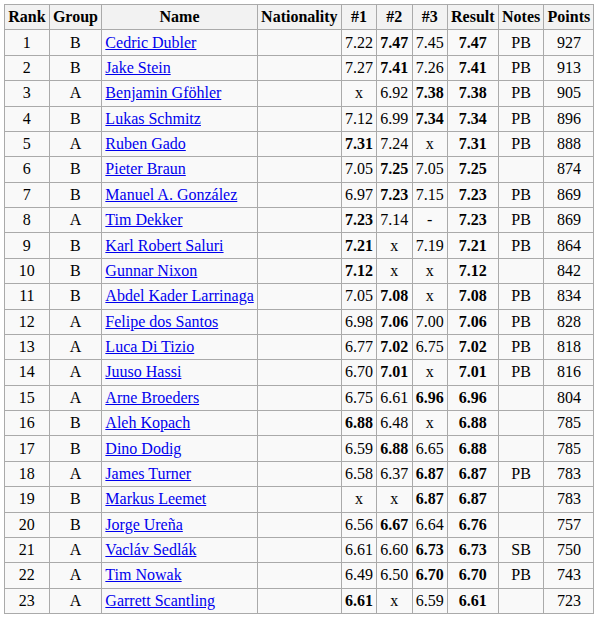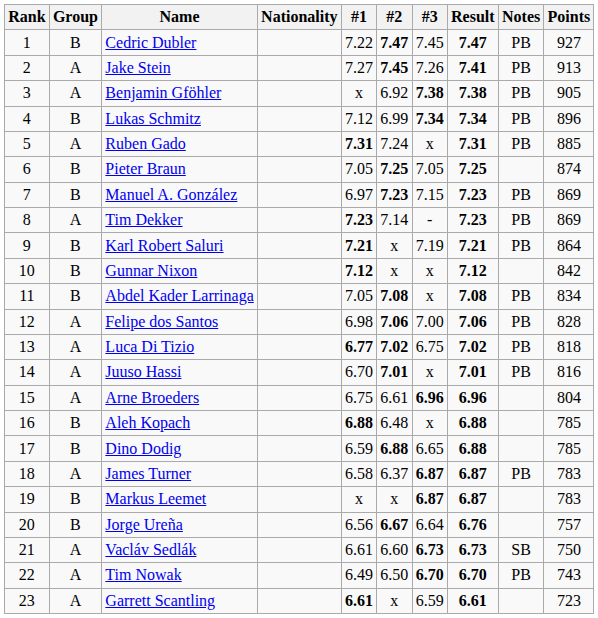(75, 67) B -> (75, 67) A
(394, 67) 7.41 -> (394, 67) 7.45
(569, 144) 888 -> (569, 144) 885
(359, 347) normal -> (359, 347) bold
